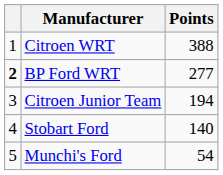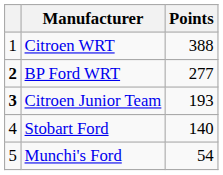(13, 101) normal -> (13, 101) bold
(201, 101) 194 -> (201, 101) 193
